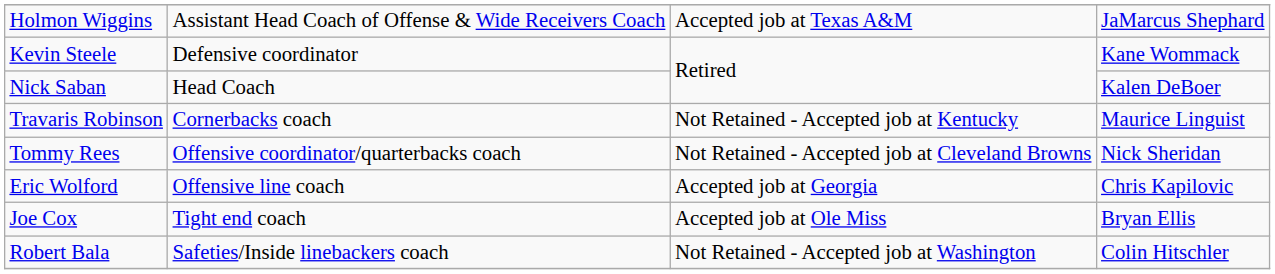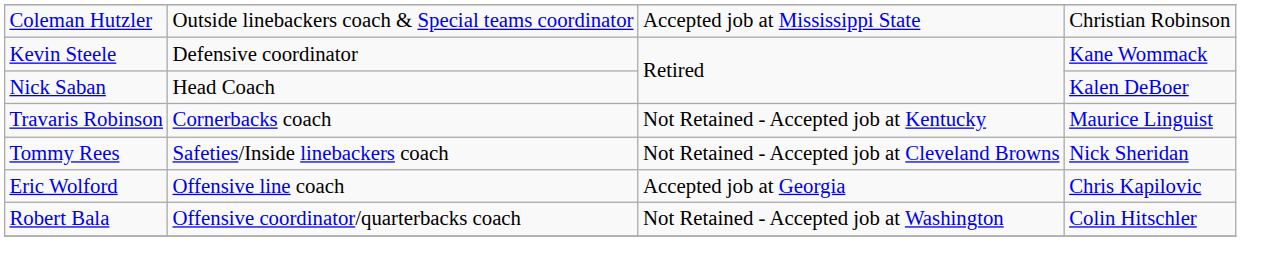- row: (81, 20)
+ row: (81, 20)
(347, 152) Offensive coordinator/quarterbacks coach -> (311, 152) Safeties/Inside linebackers coach
- row: (43, 218)
(311, 251) Safeties/Inside linebackers coach -> (347, 218) Offensive coordinator/quarterbacks coach
